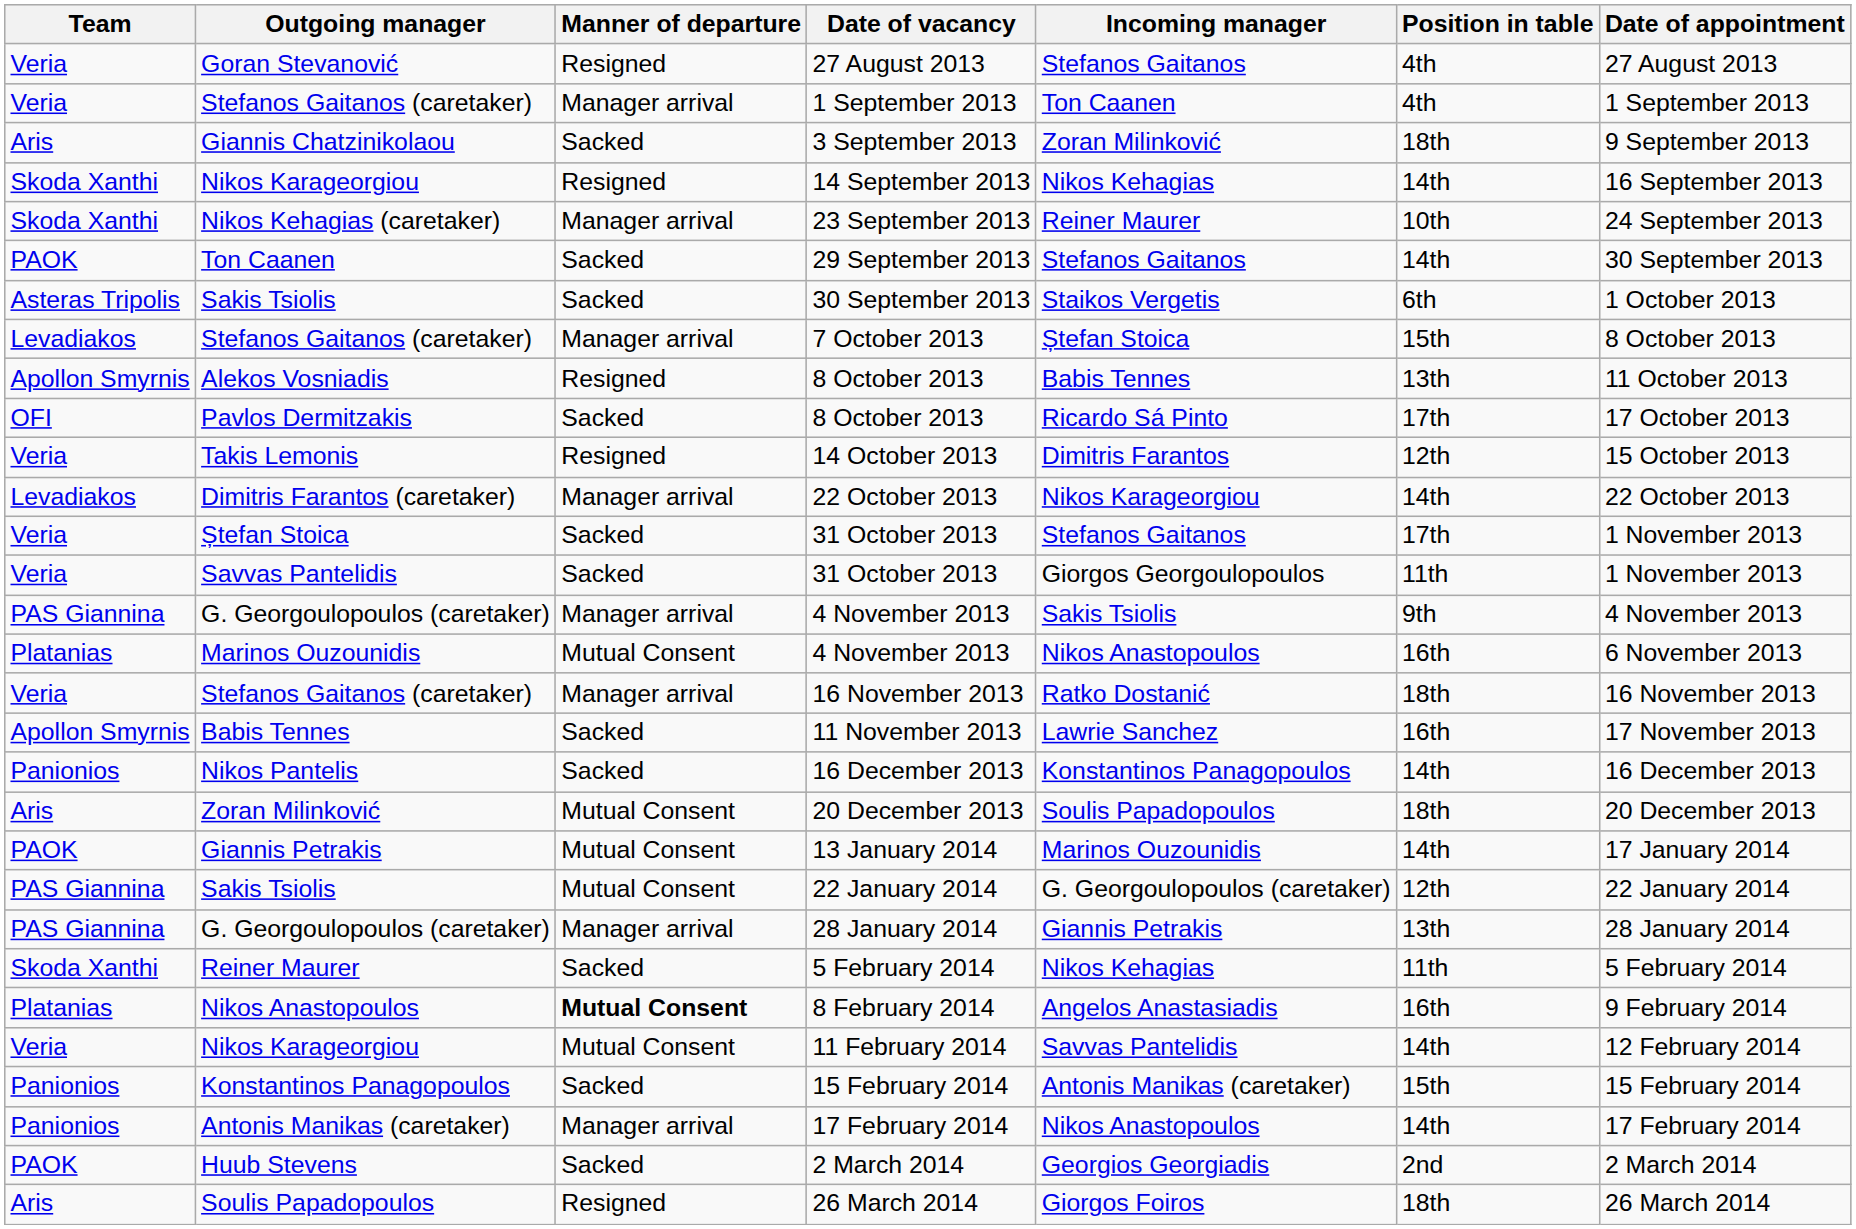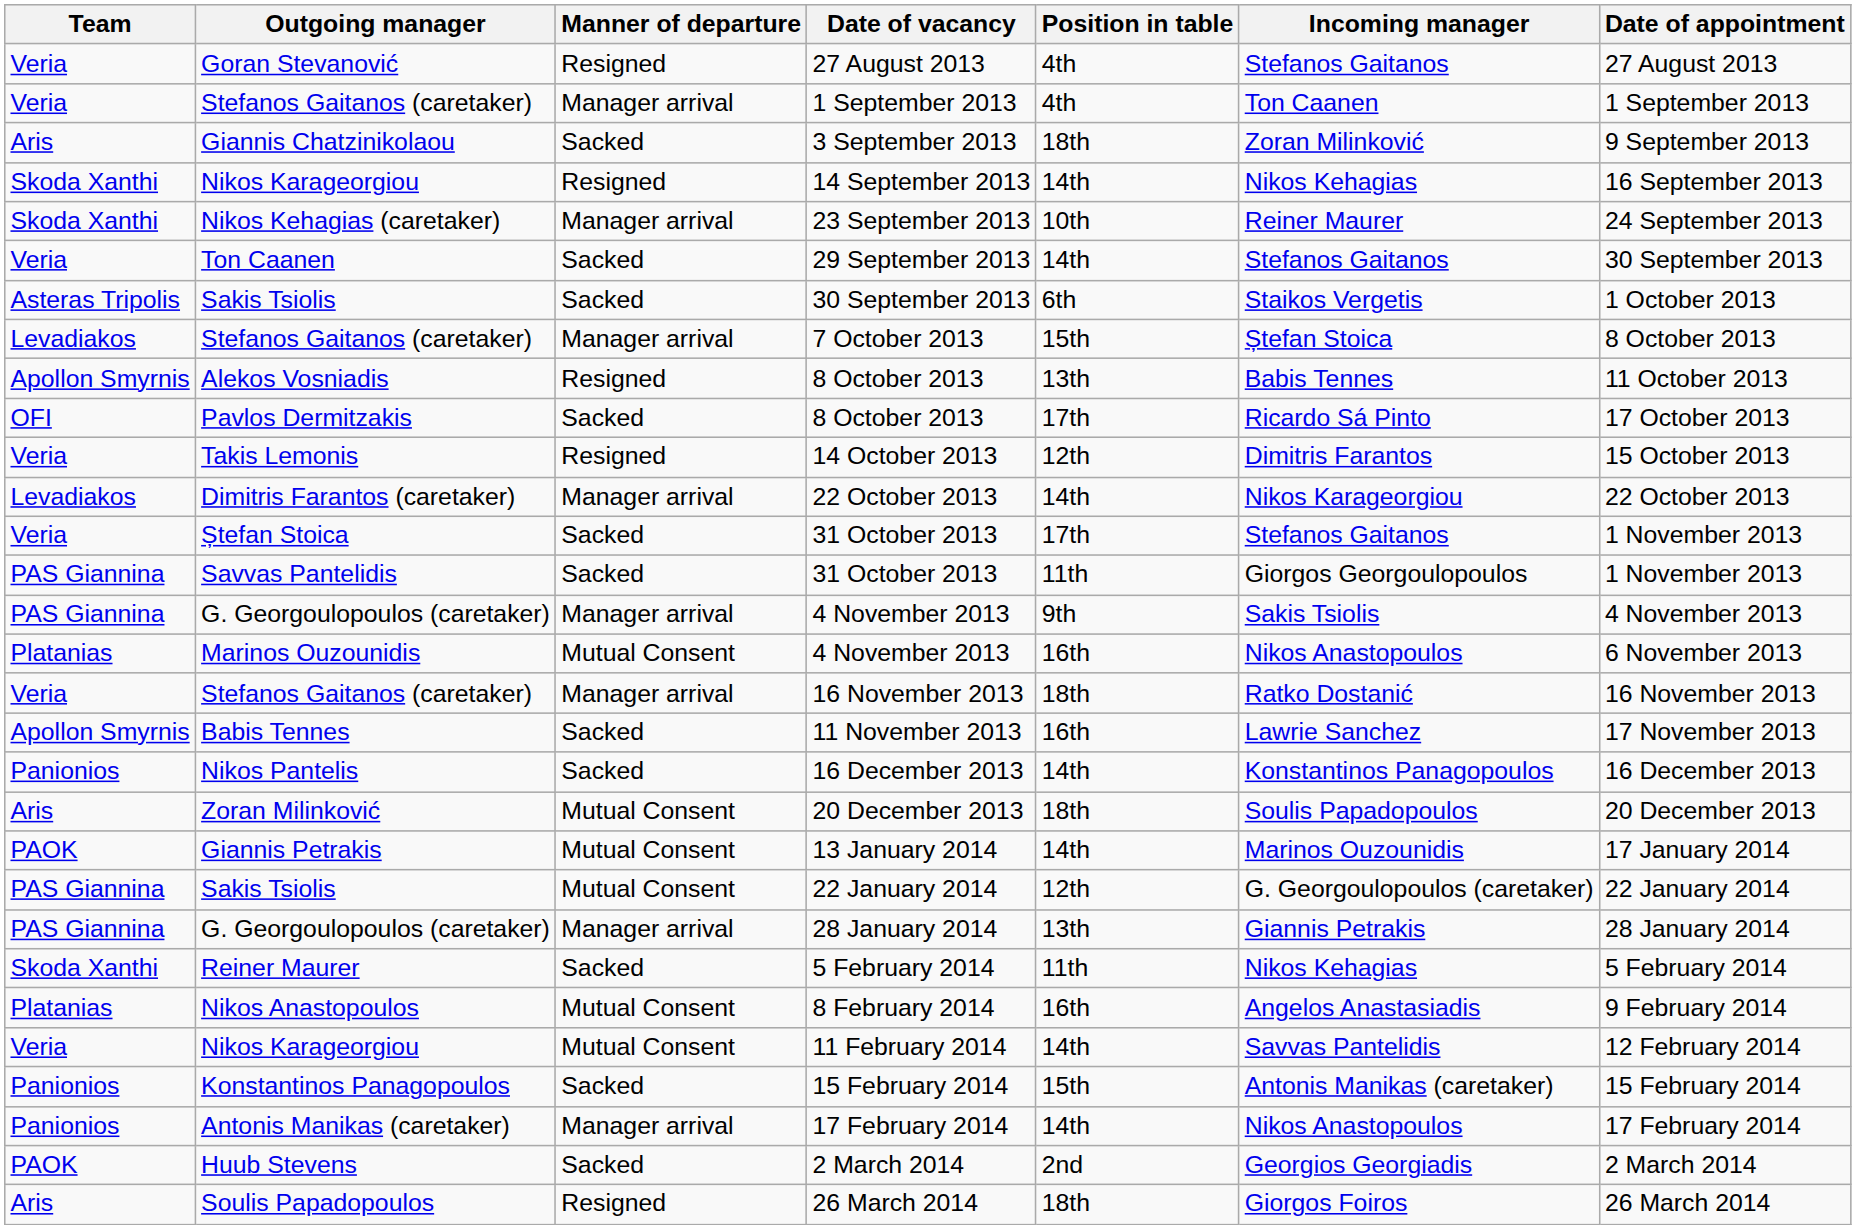columns swapped: (1498, 24) <-> (1216, 24)
(44, 260) PAOK -> (39, 260) Veria
(39, 574) Veria -> (87, 574) PAS Giannina
(654, 1007) bold -> (648, 1007) normal
